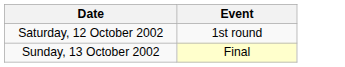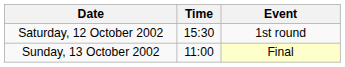+ column: (199, 14)
